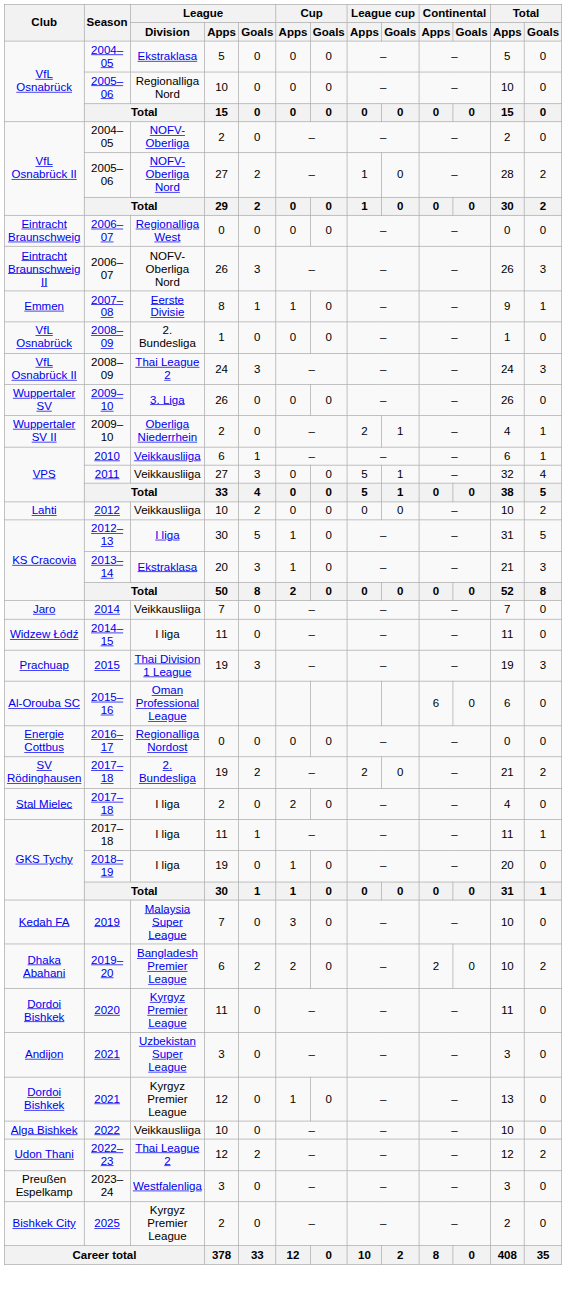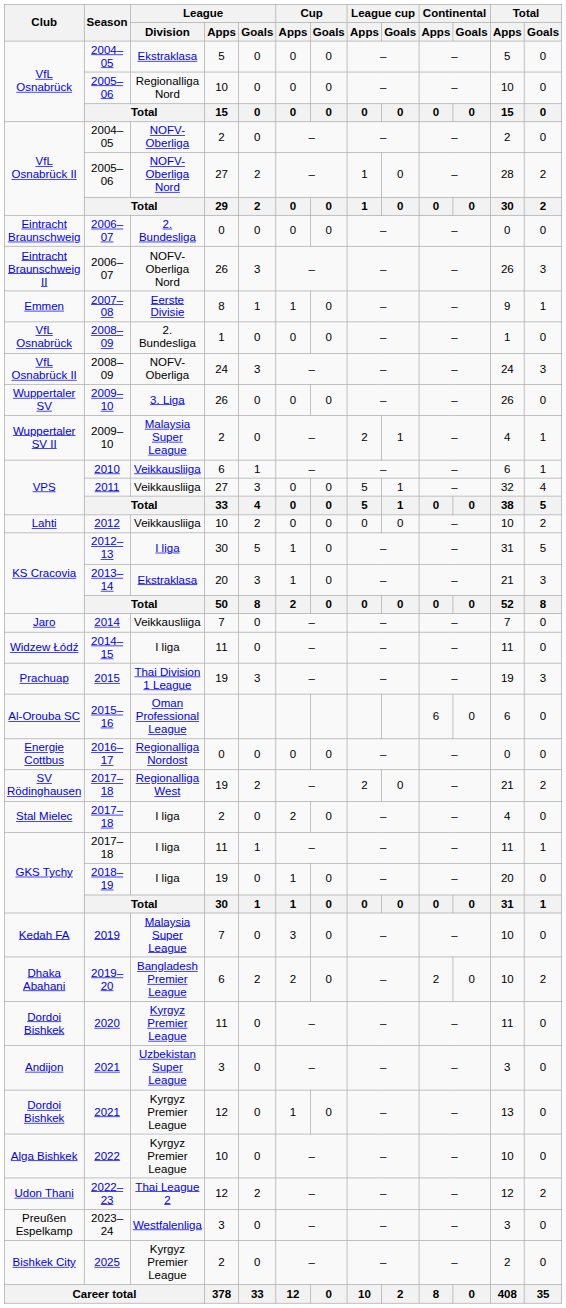(167, 231) Regionalliga West -> (167, 231) 2. Bundesliga
(167, 368) Thai League 2 -> (167, 368) NOFV-Oberliga
(167, 431) Oberliga Niederrhein -> (167, 437) Malaysia Super League
(167, 772) 2. Bundesliga -> (167, 785) Regionalliga West
(167, 1130) Veikkausliiga -> (167, 1156) Kyrgyz Premier League
